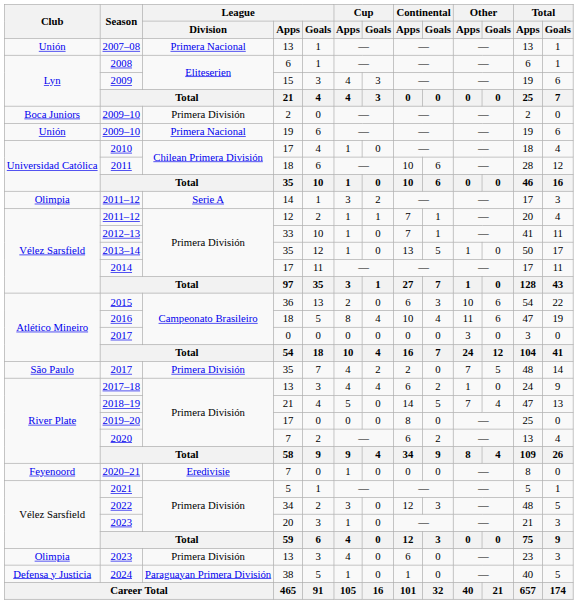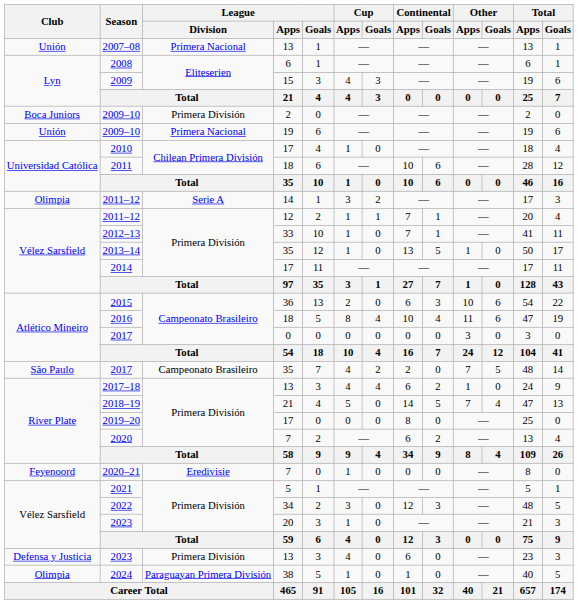(208, 370) Primera División -> (208, 370) Campeonato Brasileiro
(52, 557) Olimpia -> (52, 557) Defensa y Justicia
(52, 574) Defensa y Justicia -> (52, 574) Olimpia
